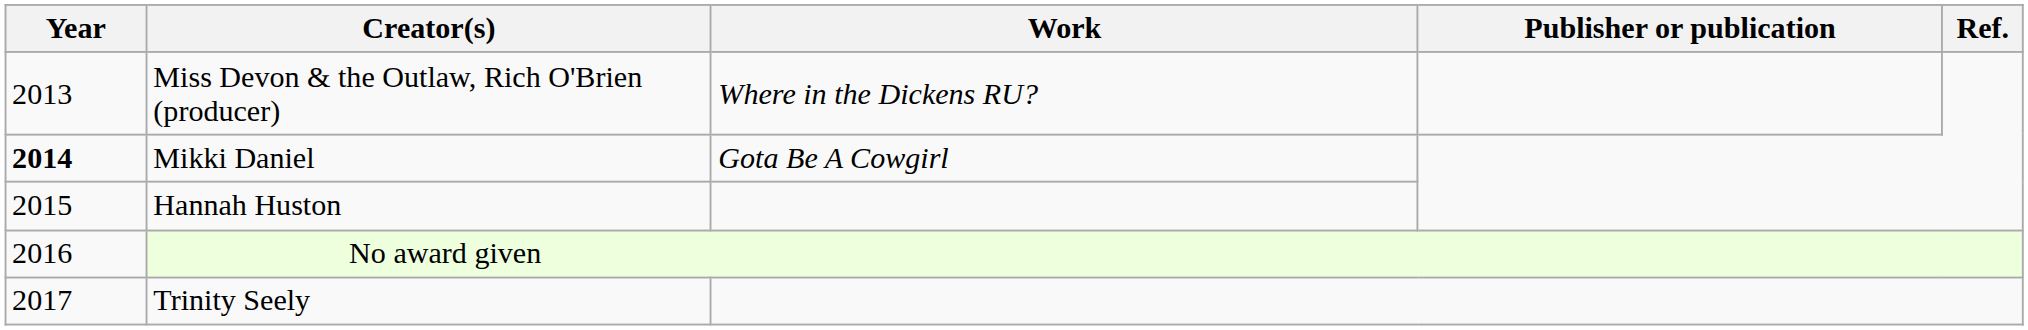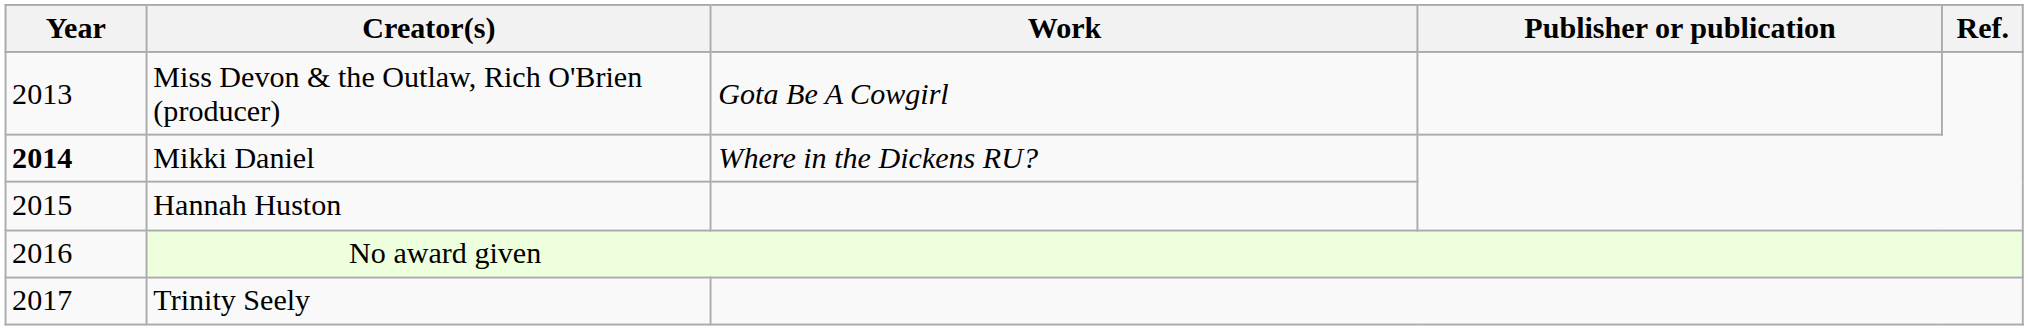(878, 92) Where in the Dickens RU? -> (834, 92) Gota Be A Cowgirl
(834, 157) Gota Be A Cowgirl -> (878, 157) Where in the Dickens RU?
